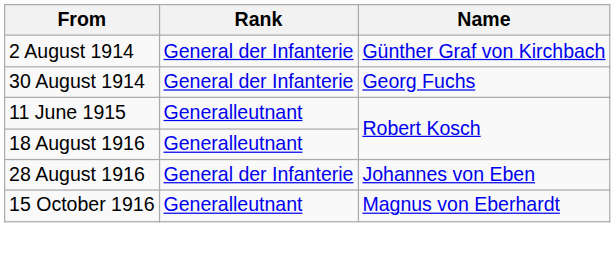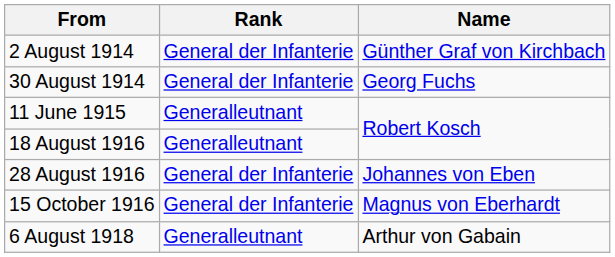(233, 205) Generalleutnant -> (258, 205) General der Infanterie
+ row: (72, 236)
